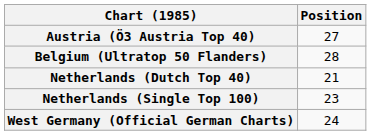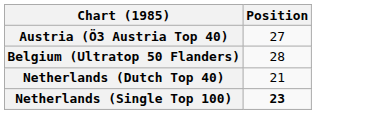(331, 99) normal -> (277, 99) bold
- row: (151, 120)
